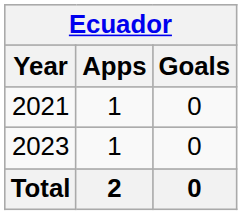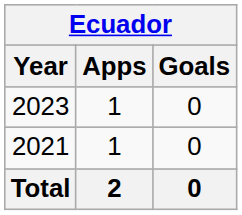rows swapped: (41, 106) <-> (41, 147)
